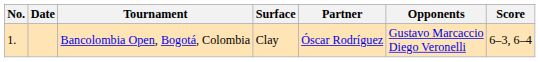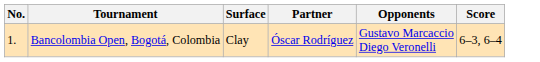- column: (43, 14)
